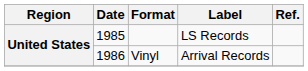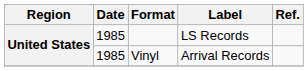(111, 55) 1986 -> (111, 55) 1985
